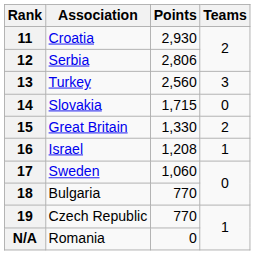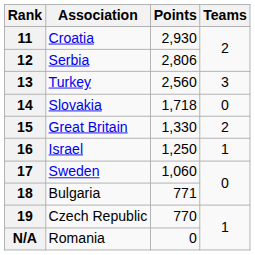(179, 104) 1,715 -> (179, 104) 1,718
(179, 149) 1,208 -> (179, 149) 1,250
(185, 194) 770 -> (185, 194) 771
